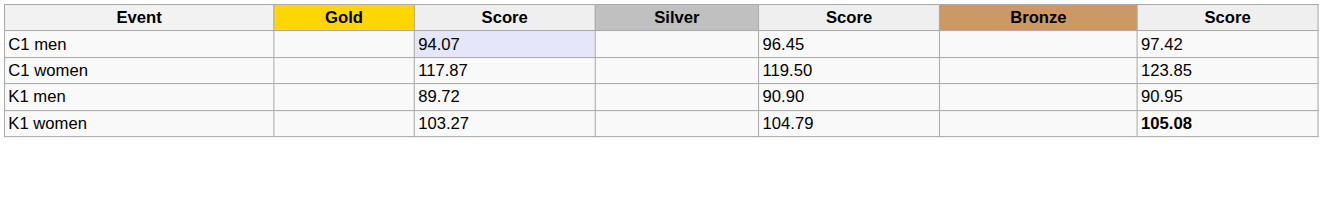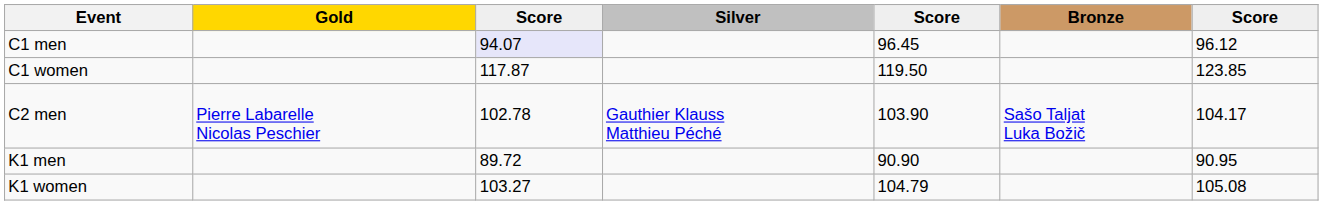(1162, 44) 97.42 -> (1216, 44) 96.12
+ row: (37, 115)
(1167, 123) bold -> (1221, 187) normal
